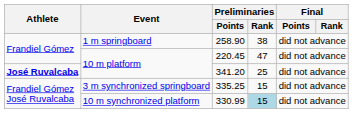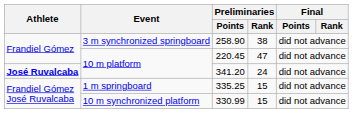(117, 41) 1 m springboard -> (146, 41) 3 m synchronized springboard
(262, 71) 25 -> (262, 71) 24
(146, 86) 3 m synchronized springboard -> (117, 86) 1 m springboard
(262, 101) lightblue background -> (262, 101) no background
